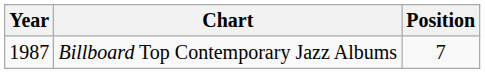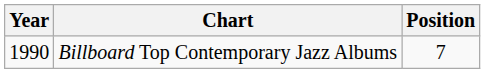(29, 52) 1987 -> (29, 52) 1990
